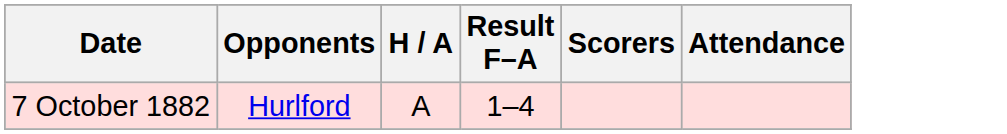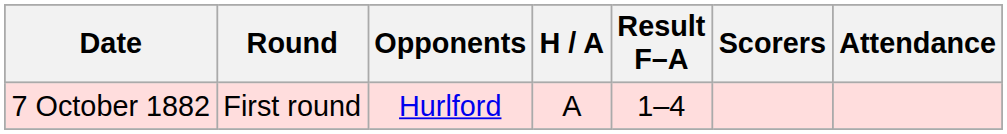+ column: (292, 43)
